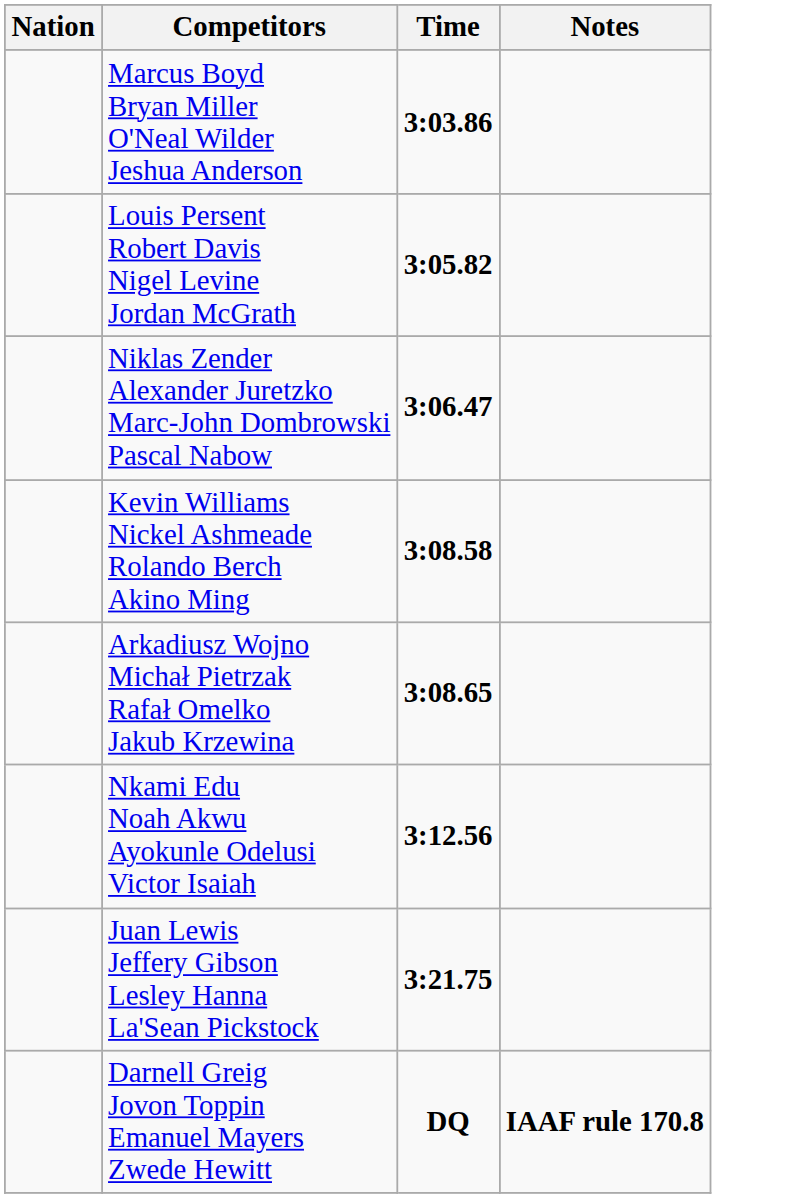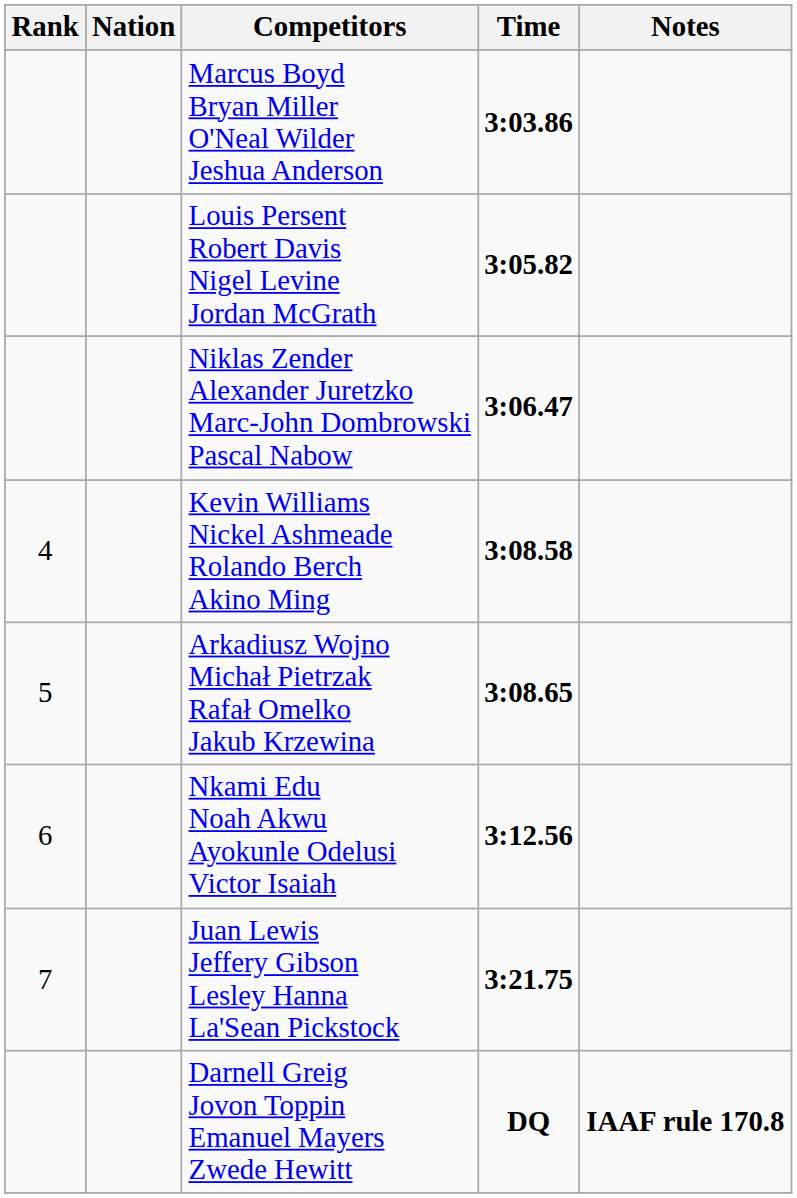+ column: (45, 27)
